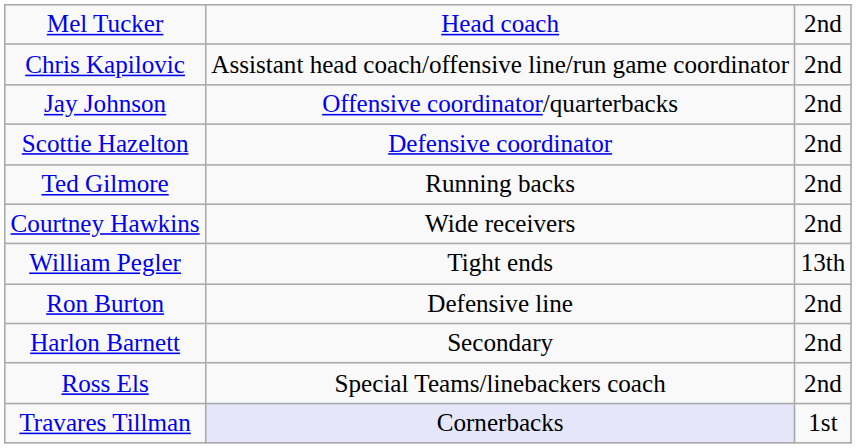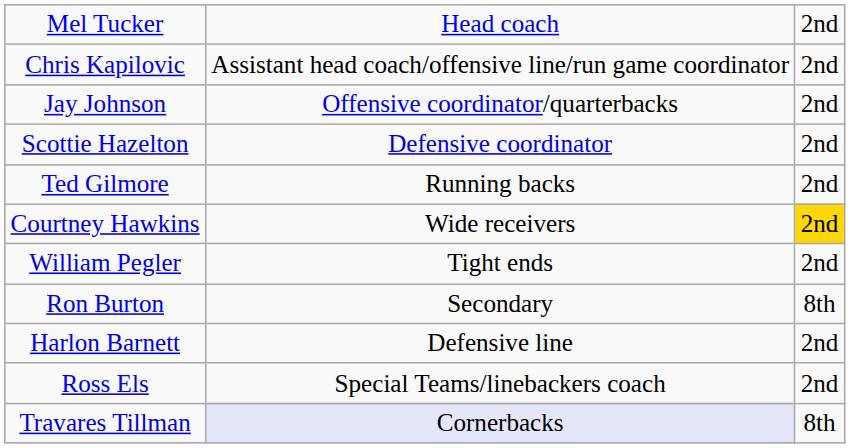(823, 223) no background -> (819, 223) gold background
(823, 263) 13th -> (819, 263) 2nd
(500, 303) Defensive line -> (500, 303) Secondary
(823, 303) 2nd -> (819, 303) 8th
(500, 343) Secondary -> (500, 343) Defensive line
(823, 422) 1st -> (819, 422) 8th
